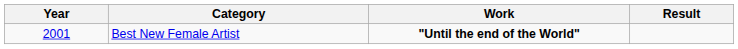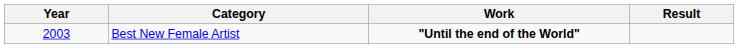(56, 33) 2001 -> (56, 33) 2003
